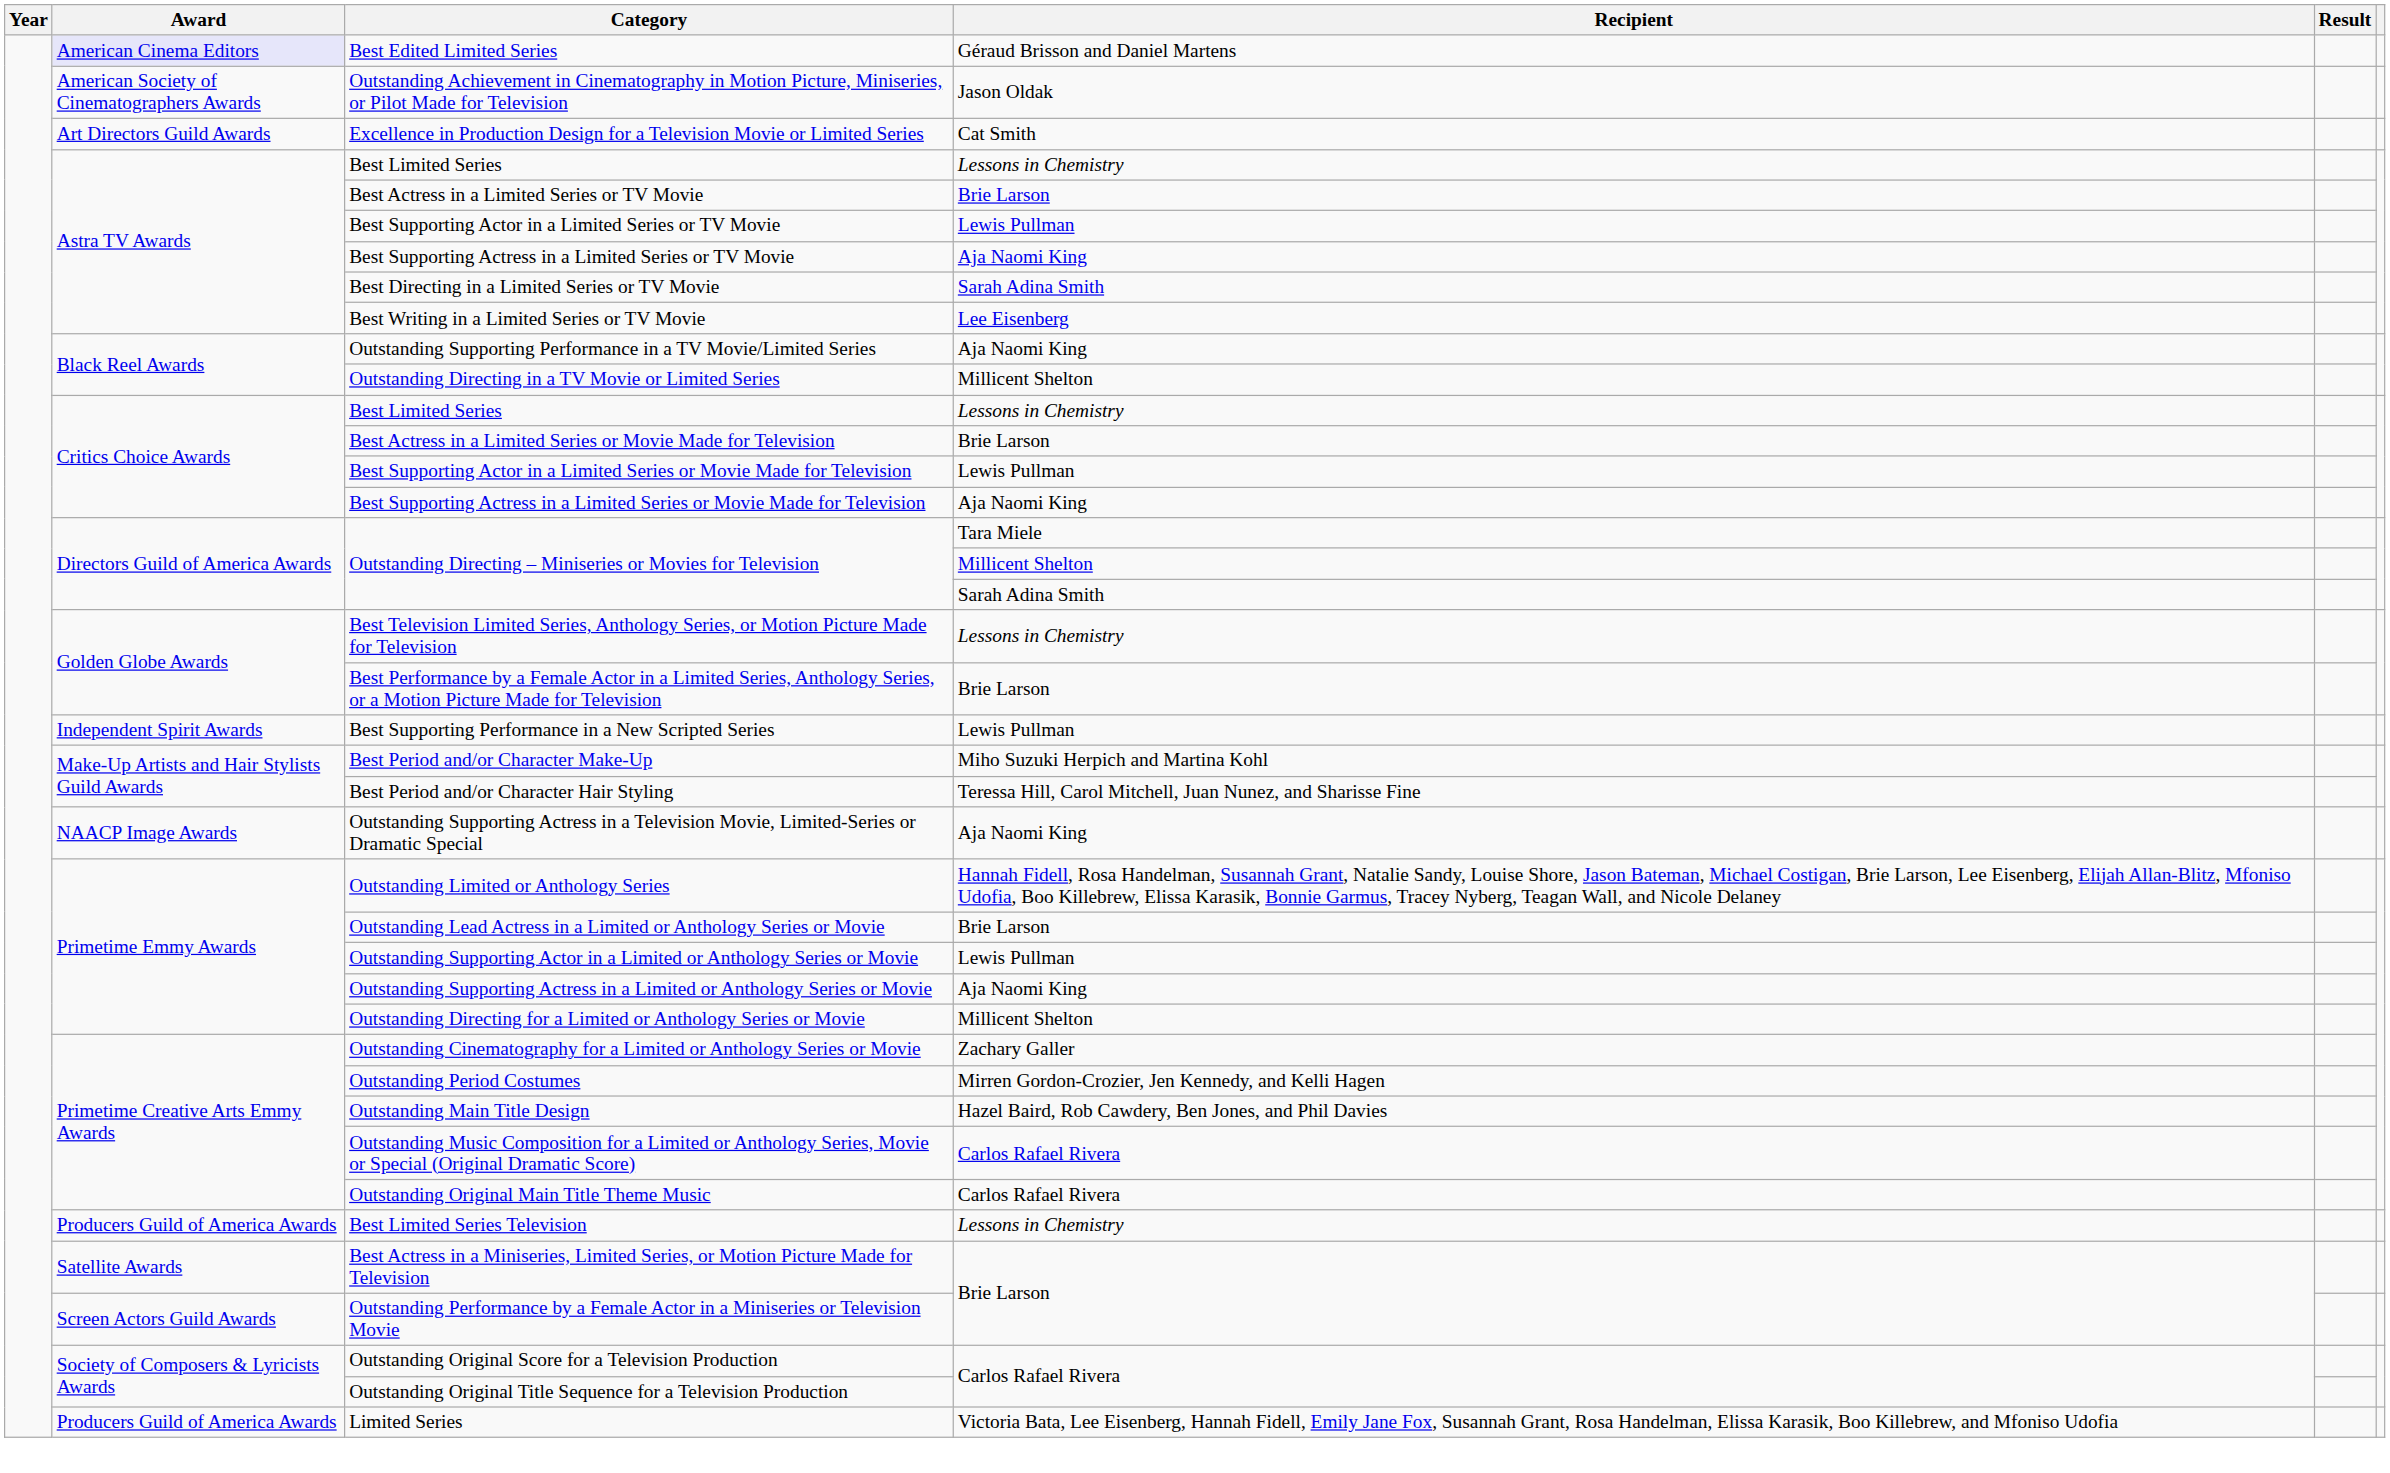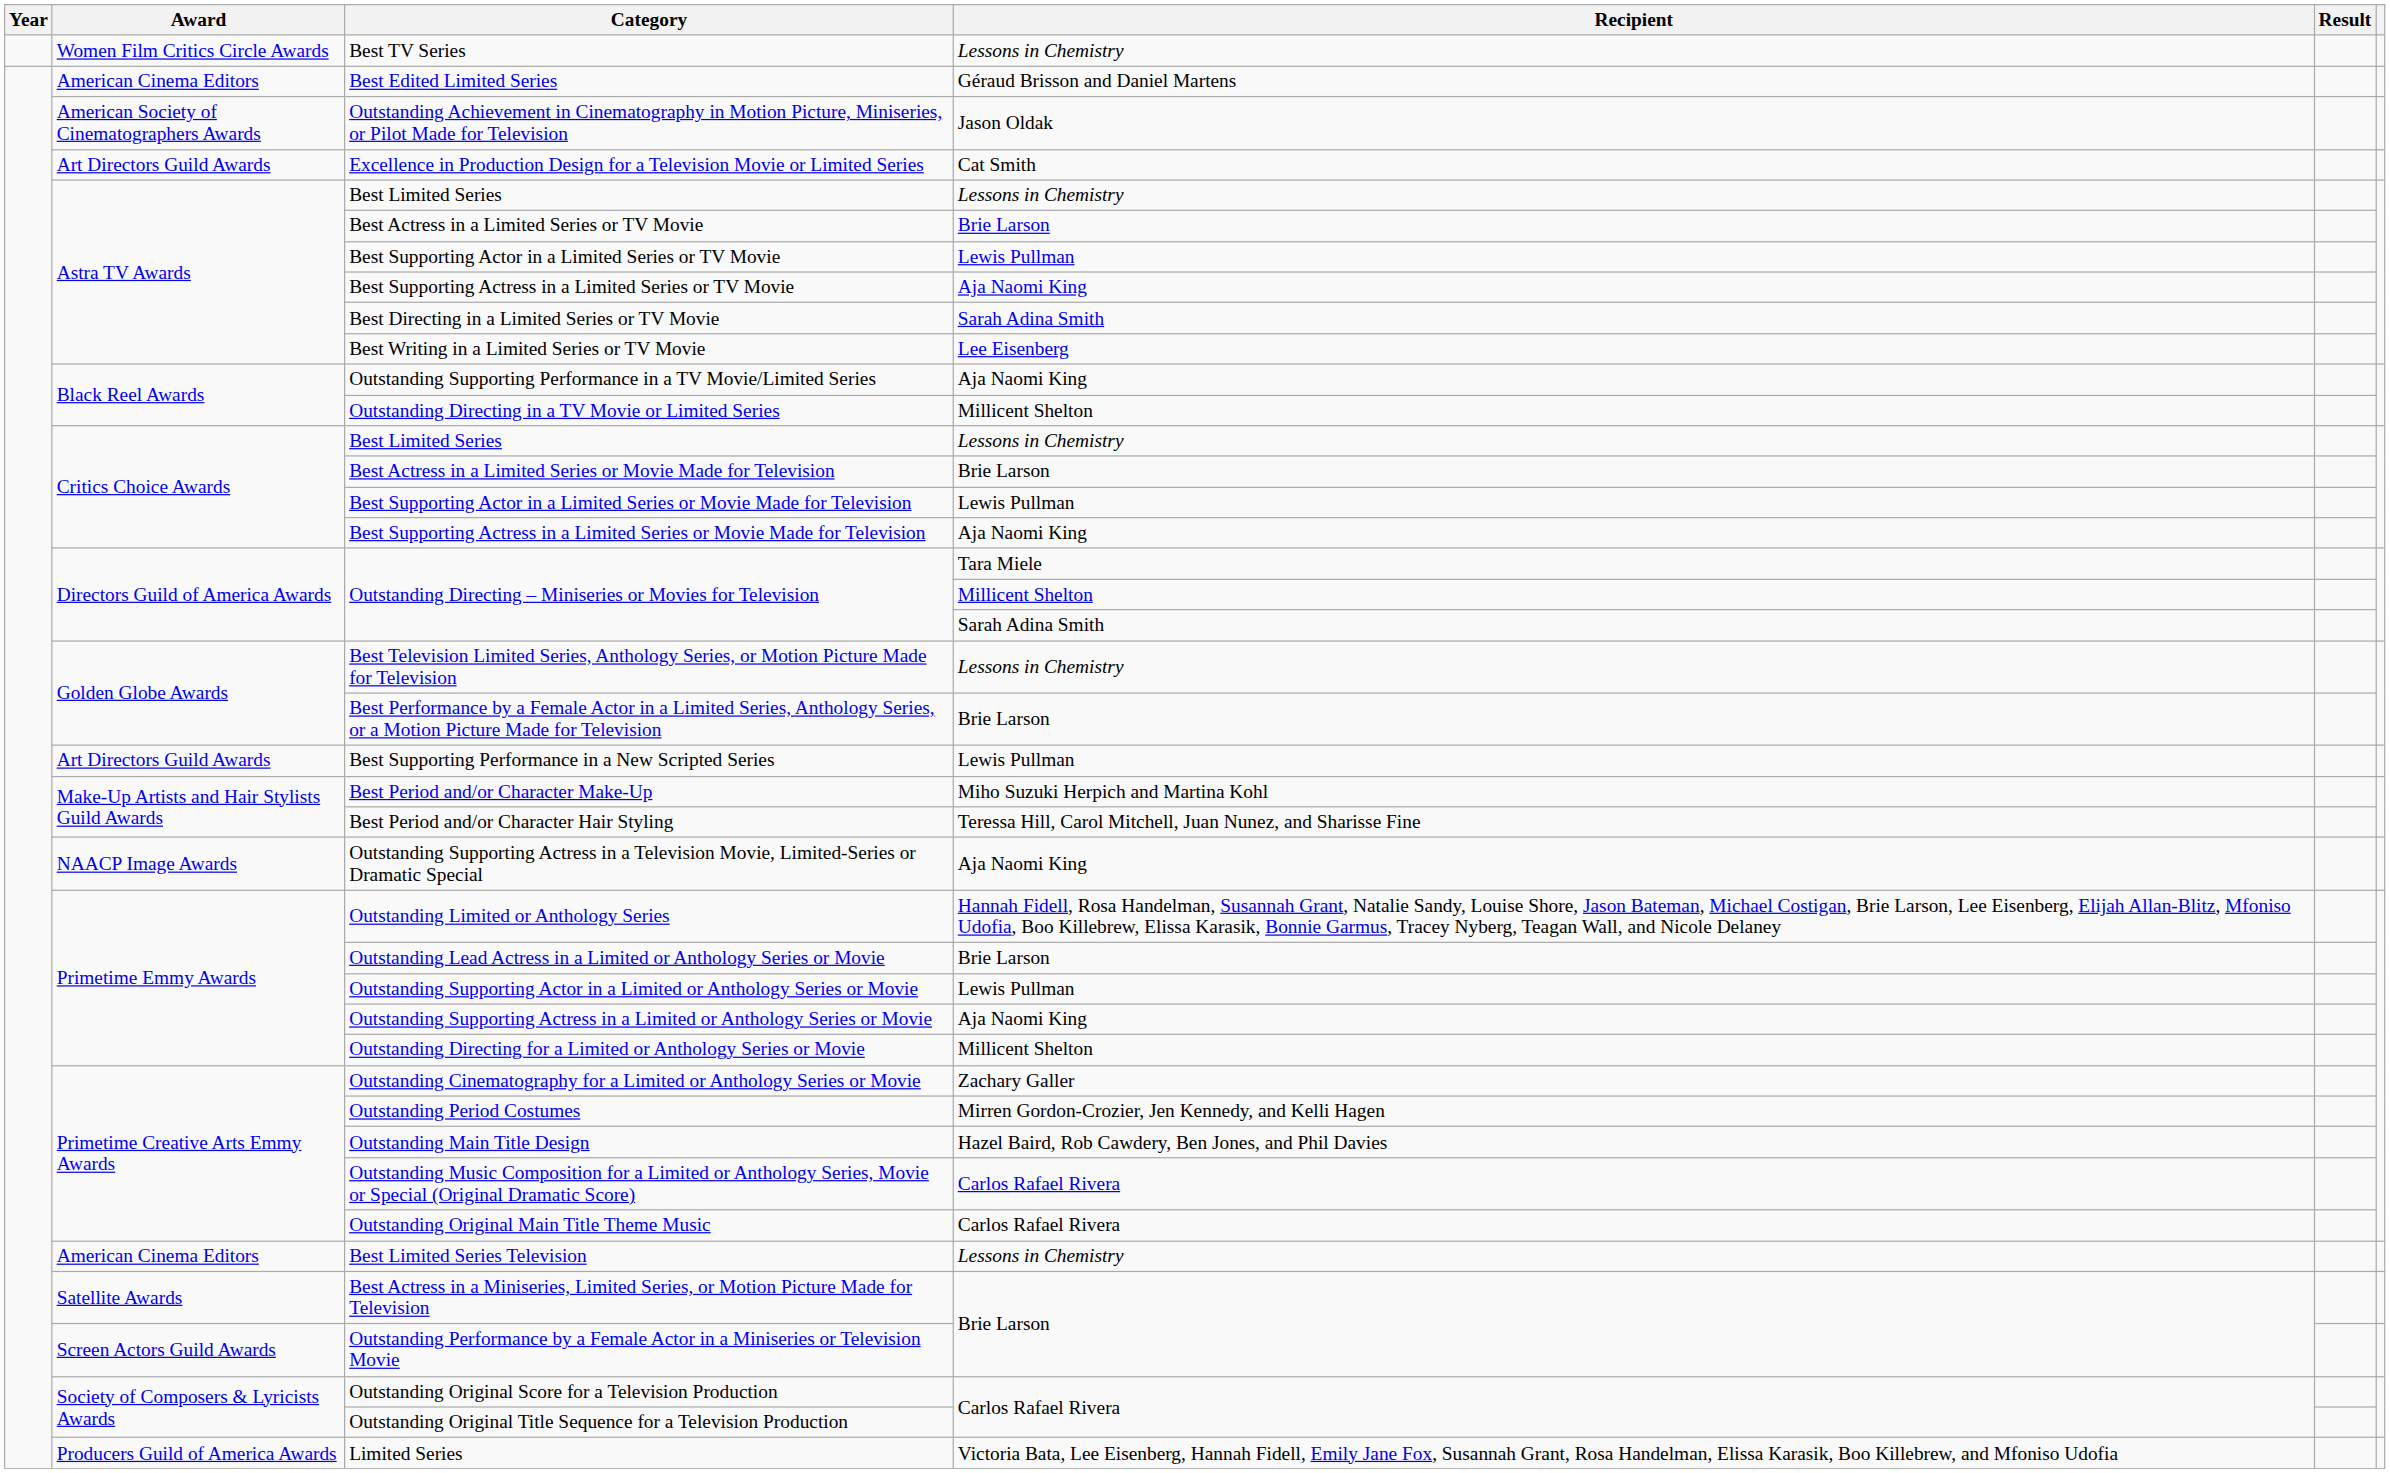+ row: (407, 50)
(158, 50) lavender background -> (158, 81) no background
(160, 729) Independent Spirit Awards -> (164, 760) Art Directors Guild Awards
(197, 1225) Producers Guild of America Awards -> (158, 1255) American Cinema Editors
